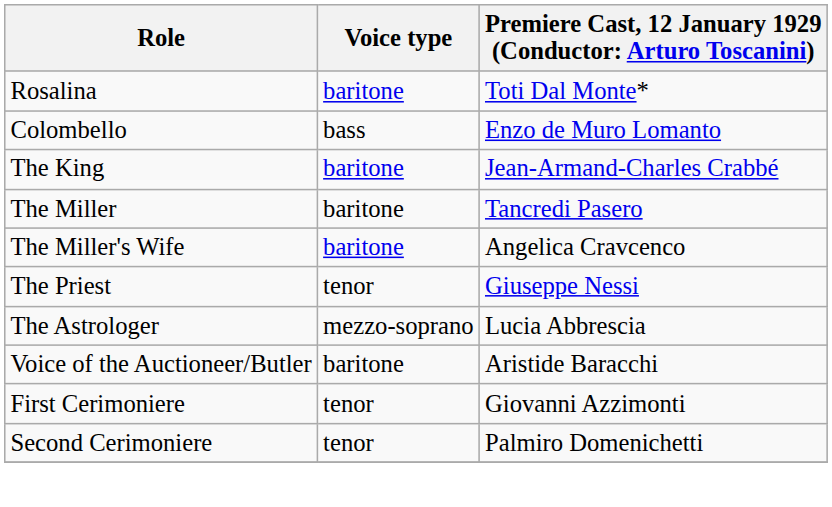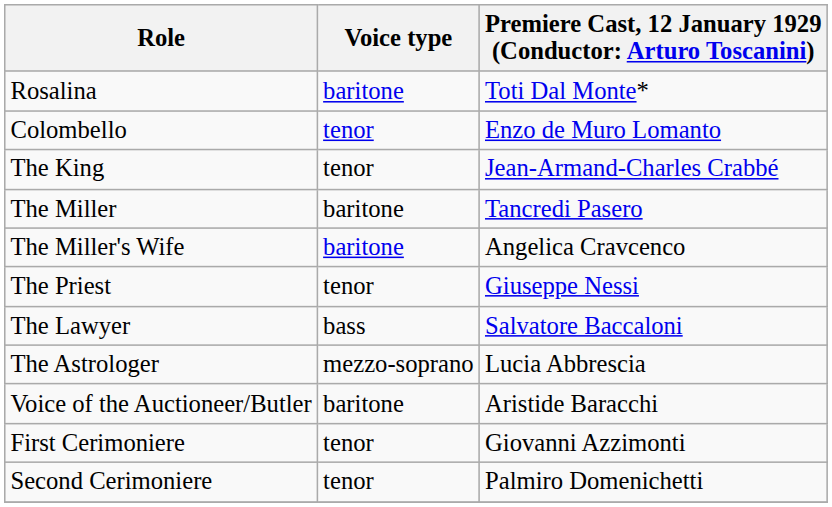(344, 129) bass -> (348, 129) tenor
(363, 168) baritone -> (348, 168) tenor
+ row: (70, 325)
